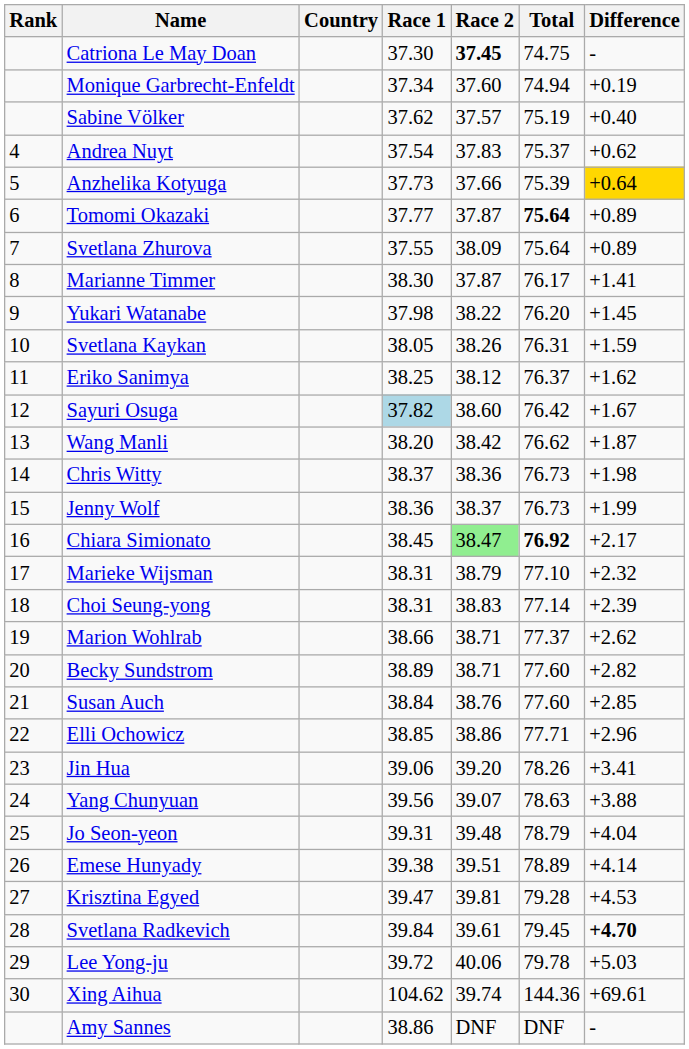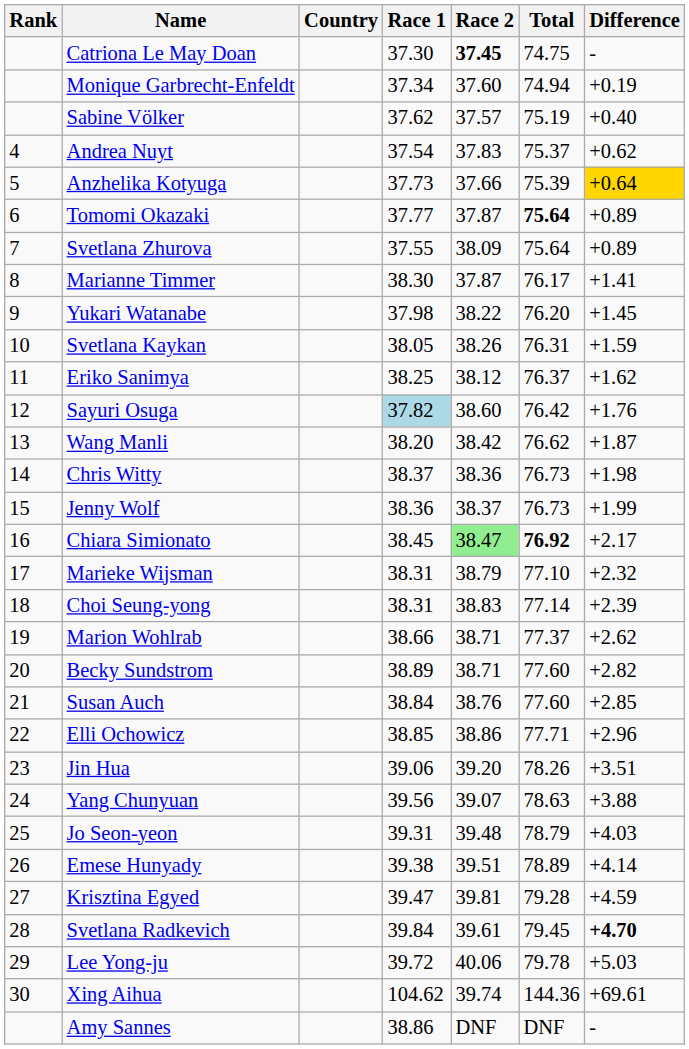(613, 410) +1.67 -> (613, 410) +1.76
(613, 767) +3.41 -> (613, 767) +3.51
(613, 832) +4.04 -> (613, 832) +4.03
(613, 897) +4.53 -> (613, 897) +4.59
